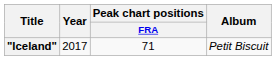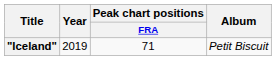(75, 46) 2017 -> (75, 46) 2019
